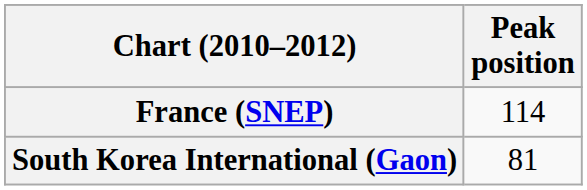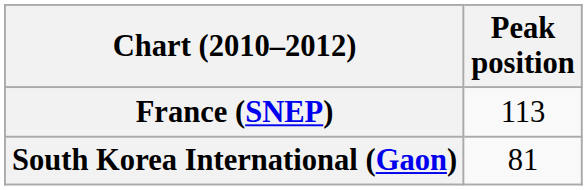(523, 111) 114 -> (523, 111) 113
